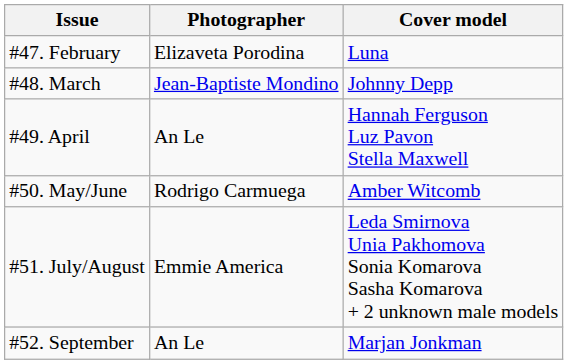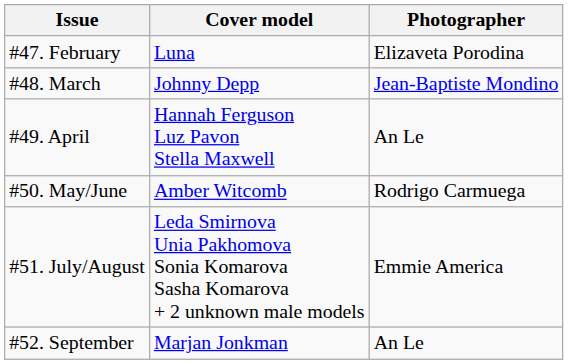columns swapped: (453, 20) <-> (246, 20)
